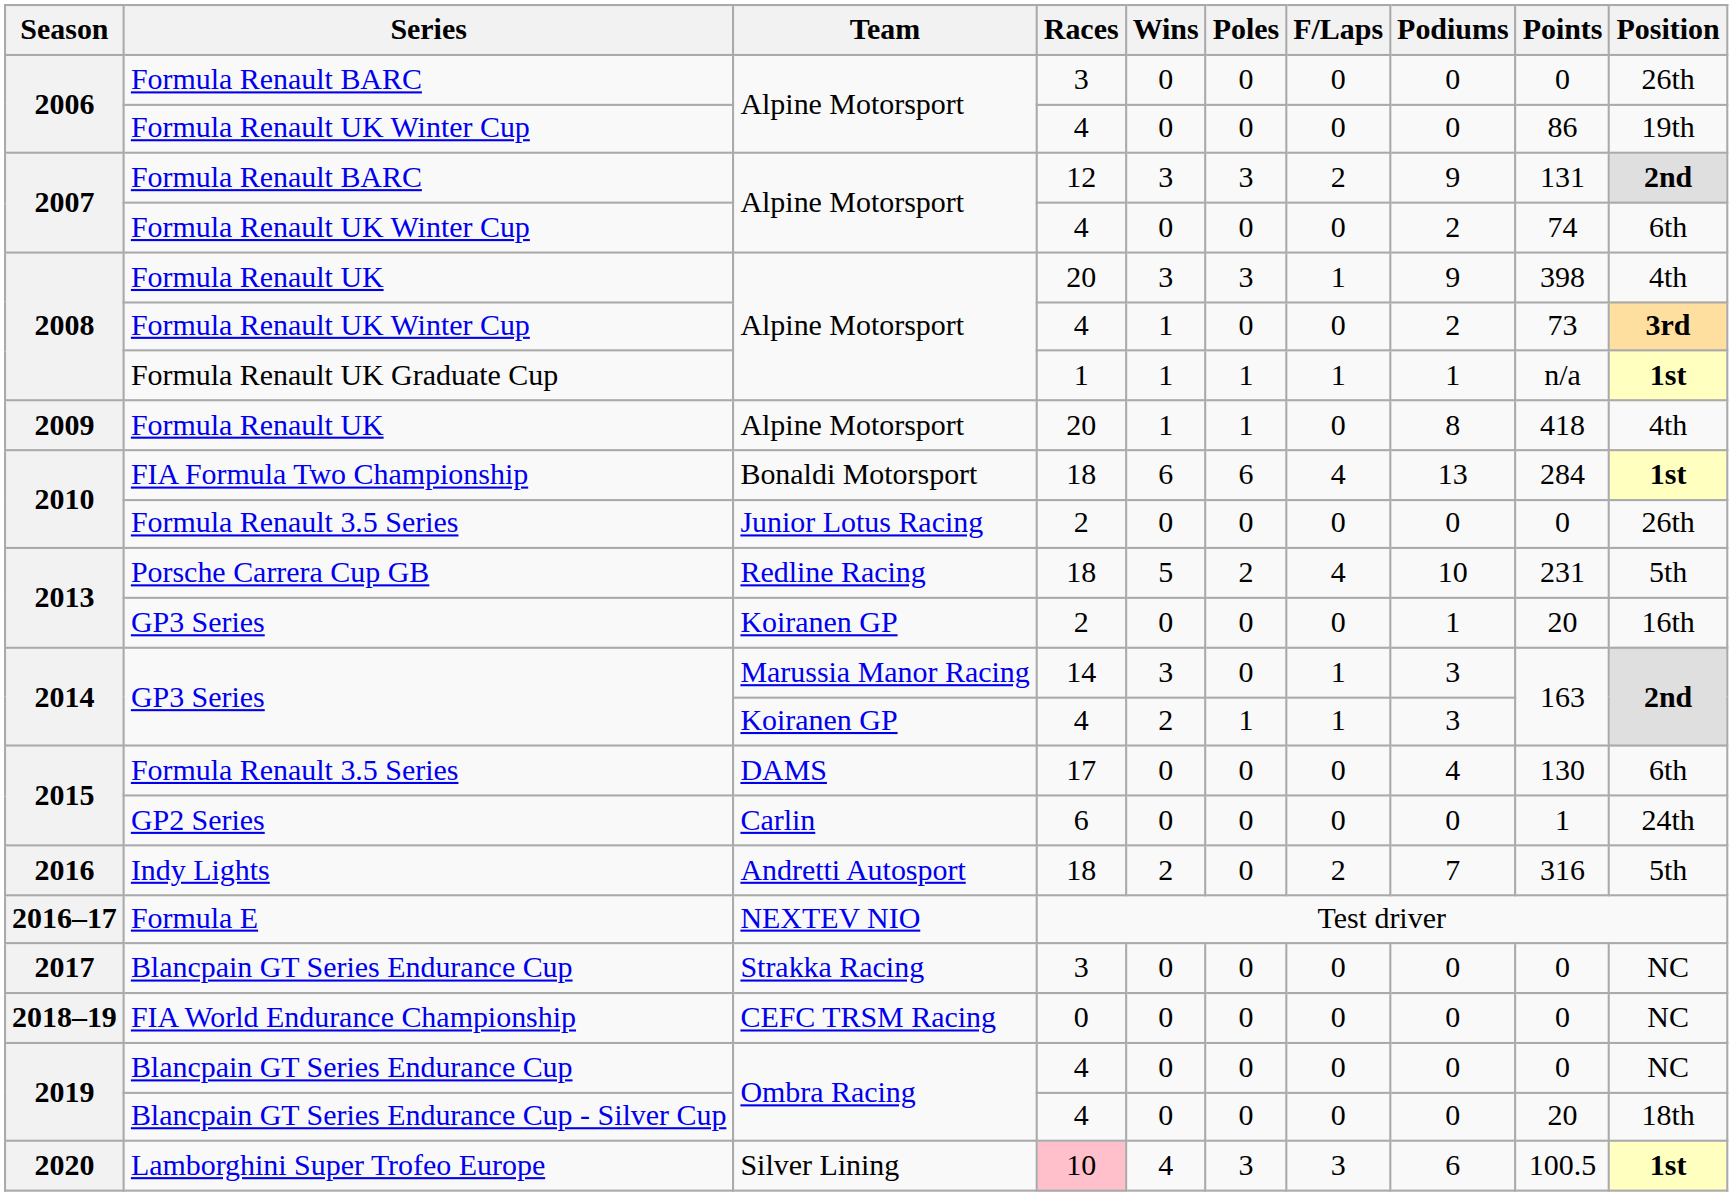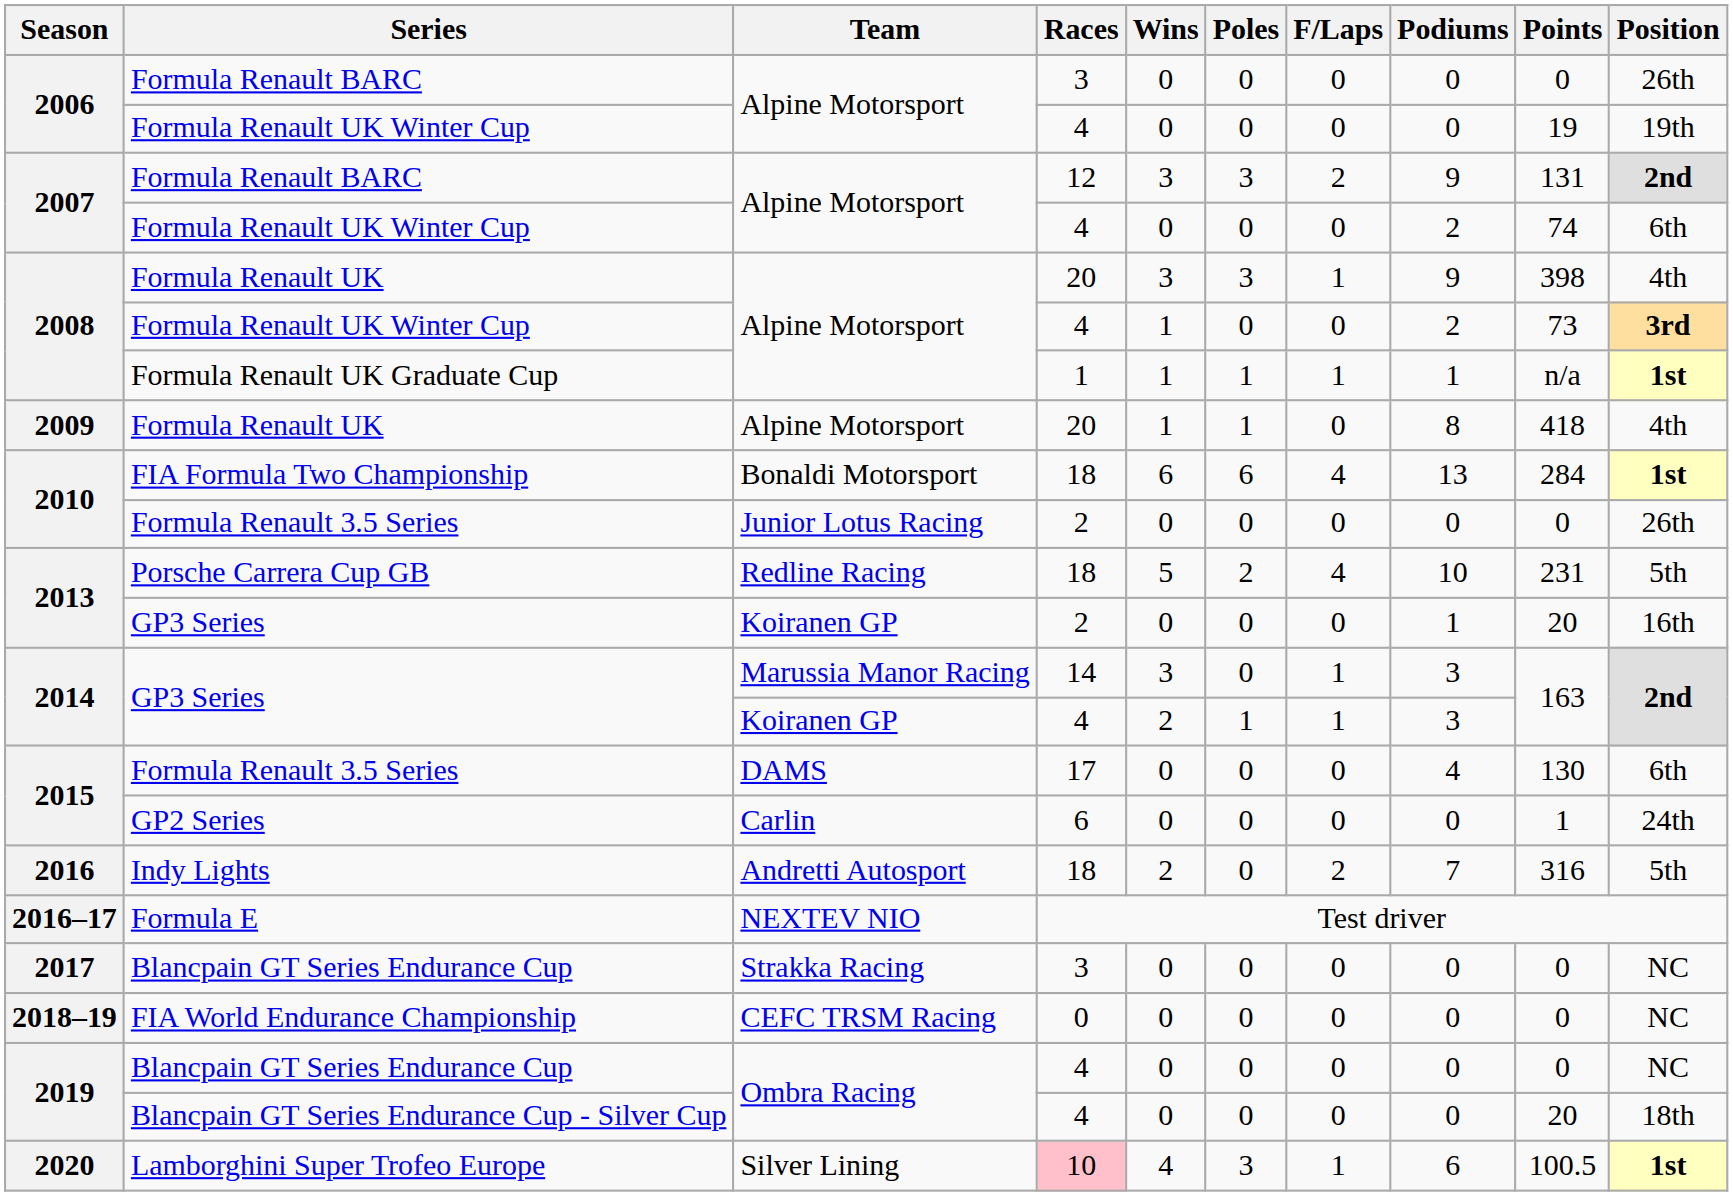(1563, 128) 86 -> (1563, 128) 19
(1338, 1165) 3 -> (1338, 1165) 1
